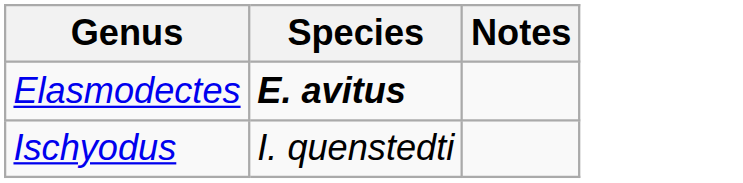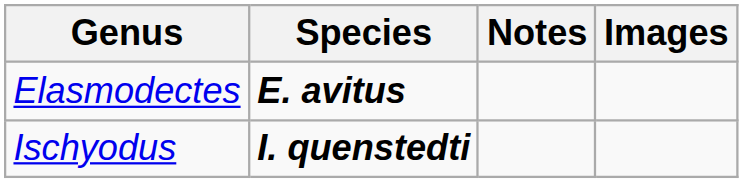+ column: (666, 33)
(356, 147) normal -> (364, 147) bold
